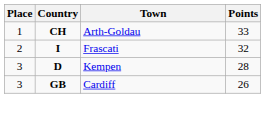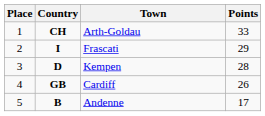(243, 48) 32 -> (243, 48) 29
(20, 84) 3 -> (20, 84) 4
+ row: (103, 102)
